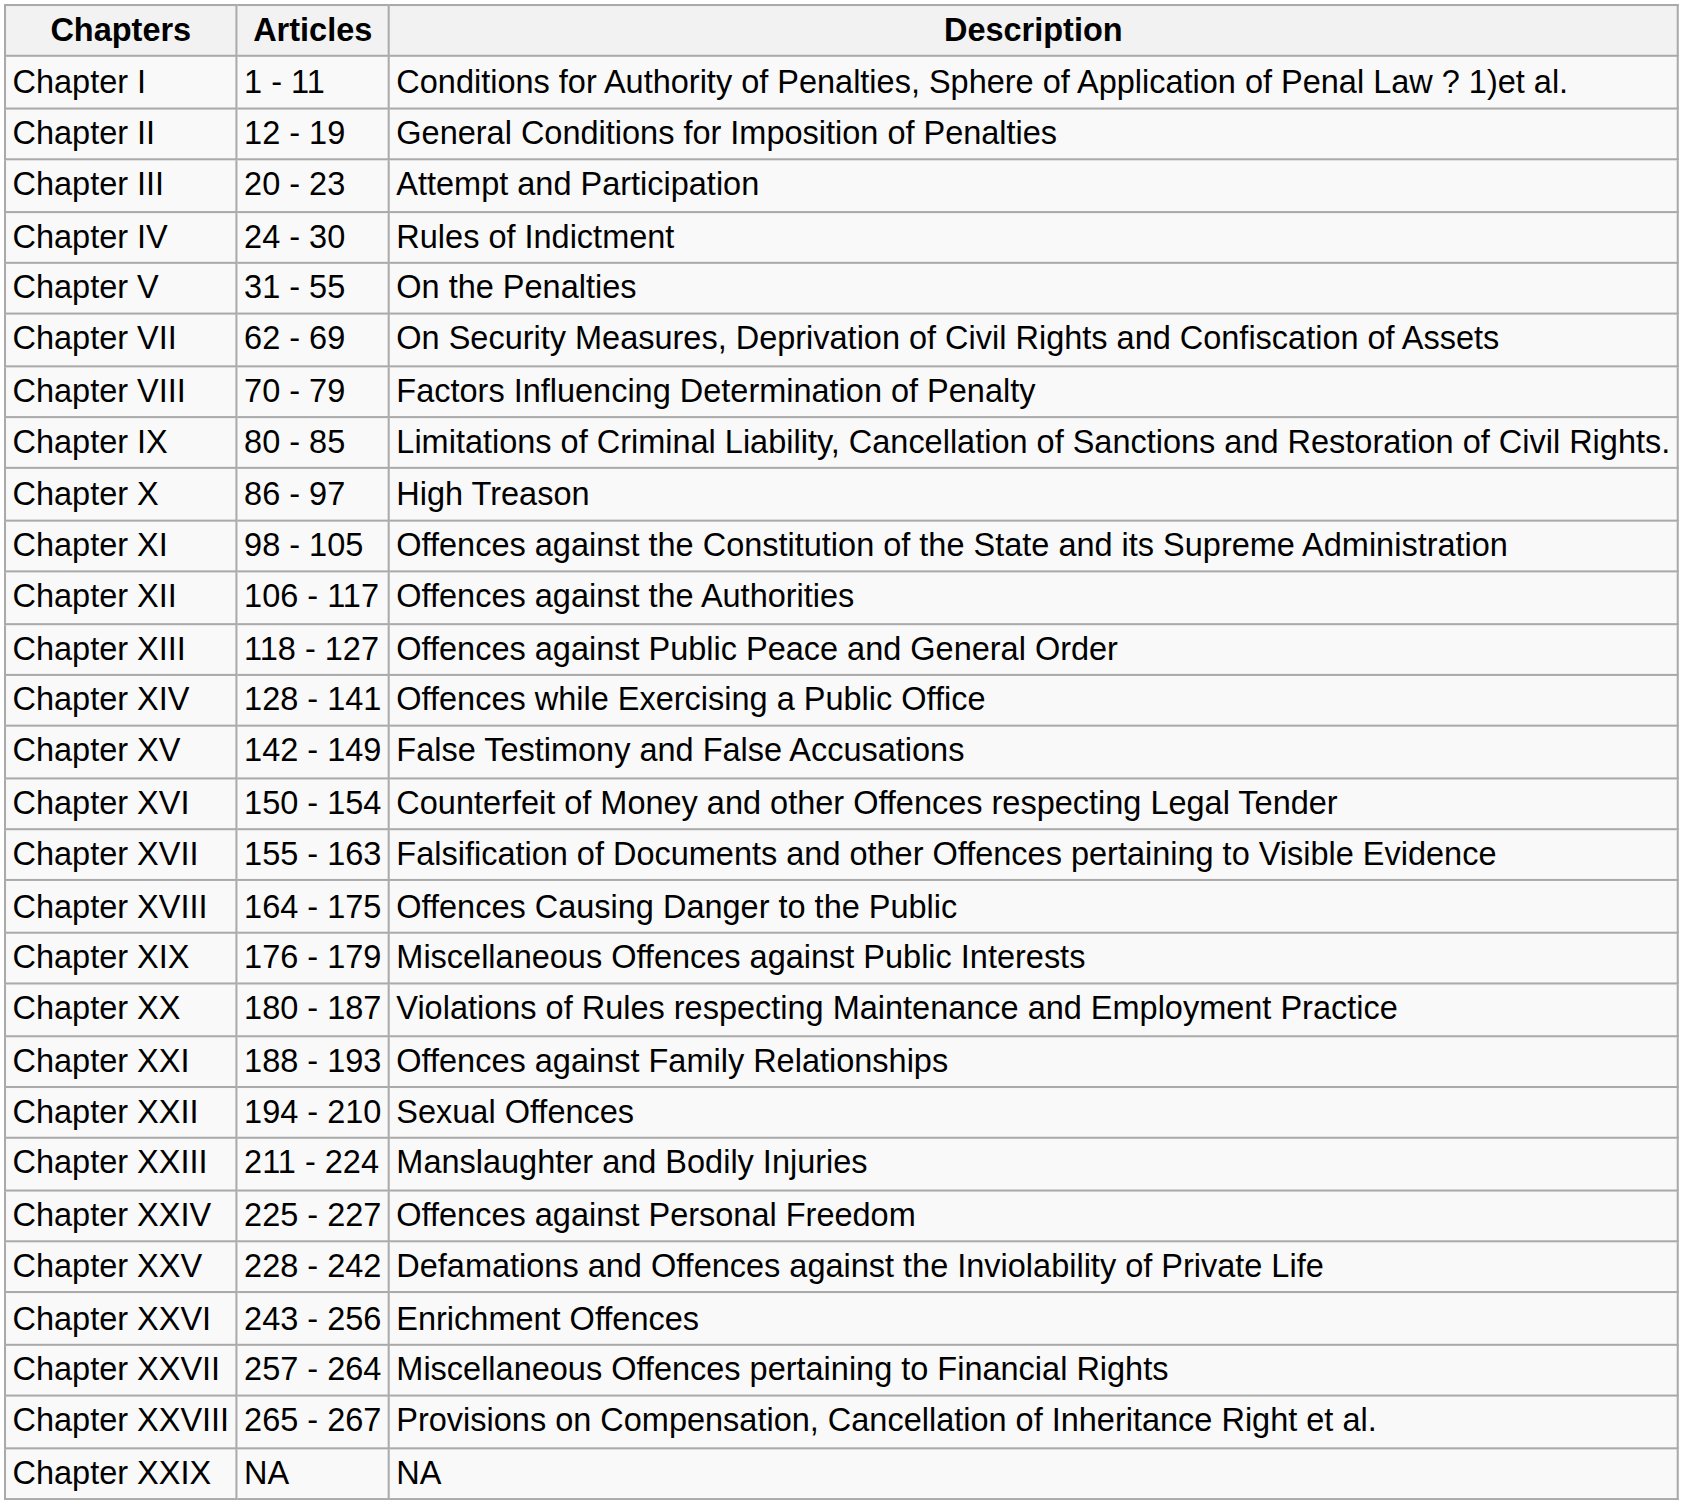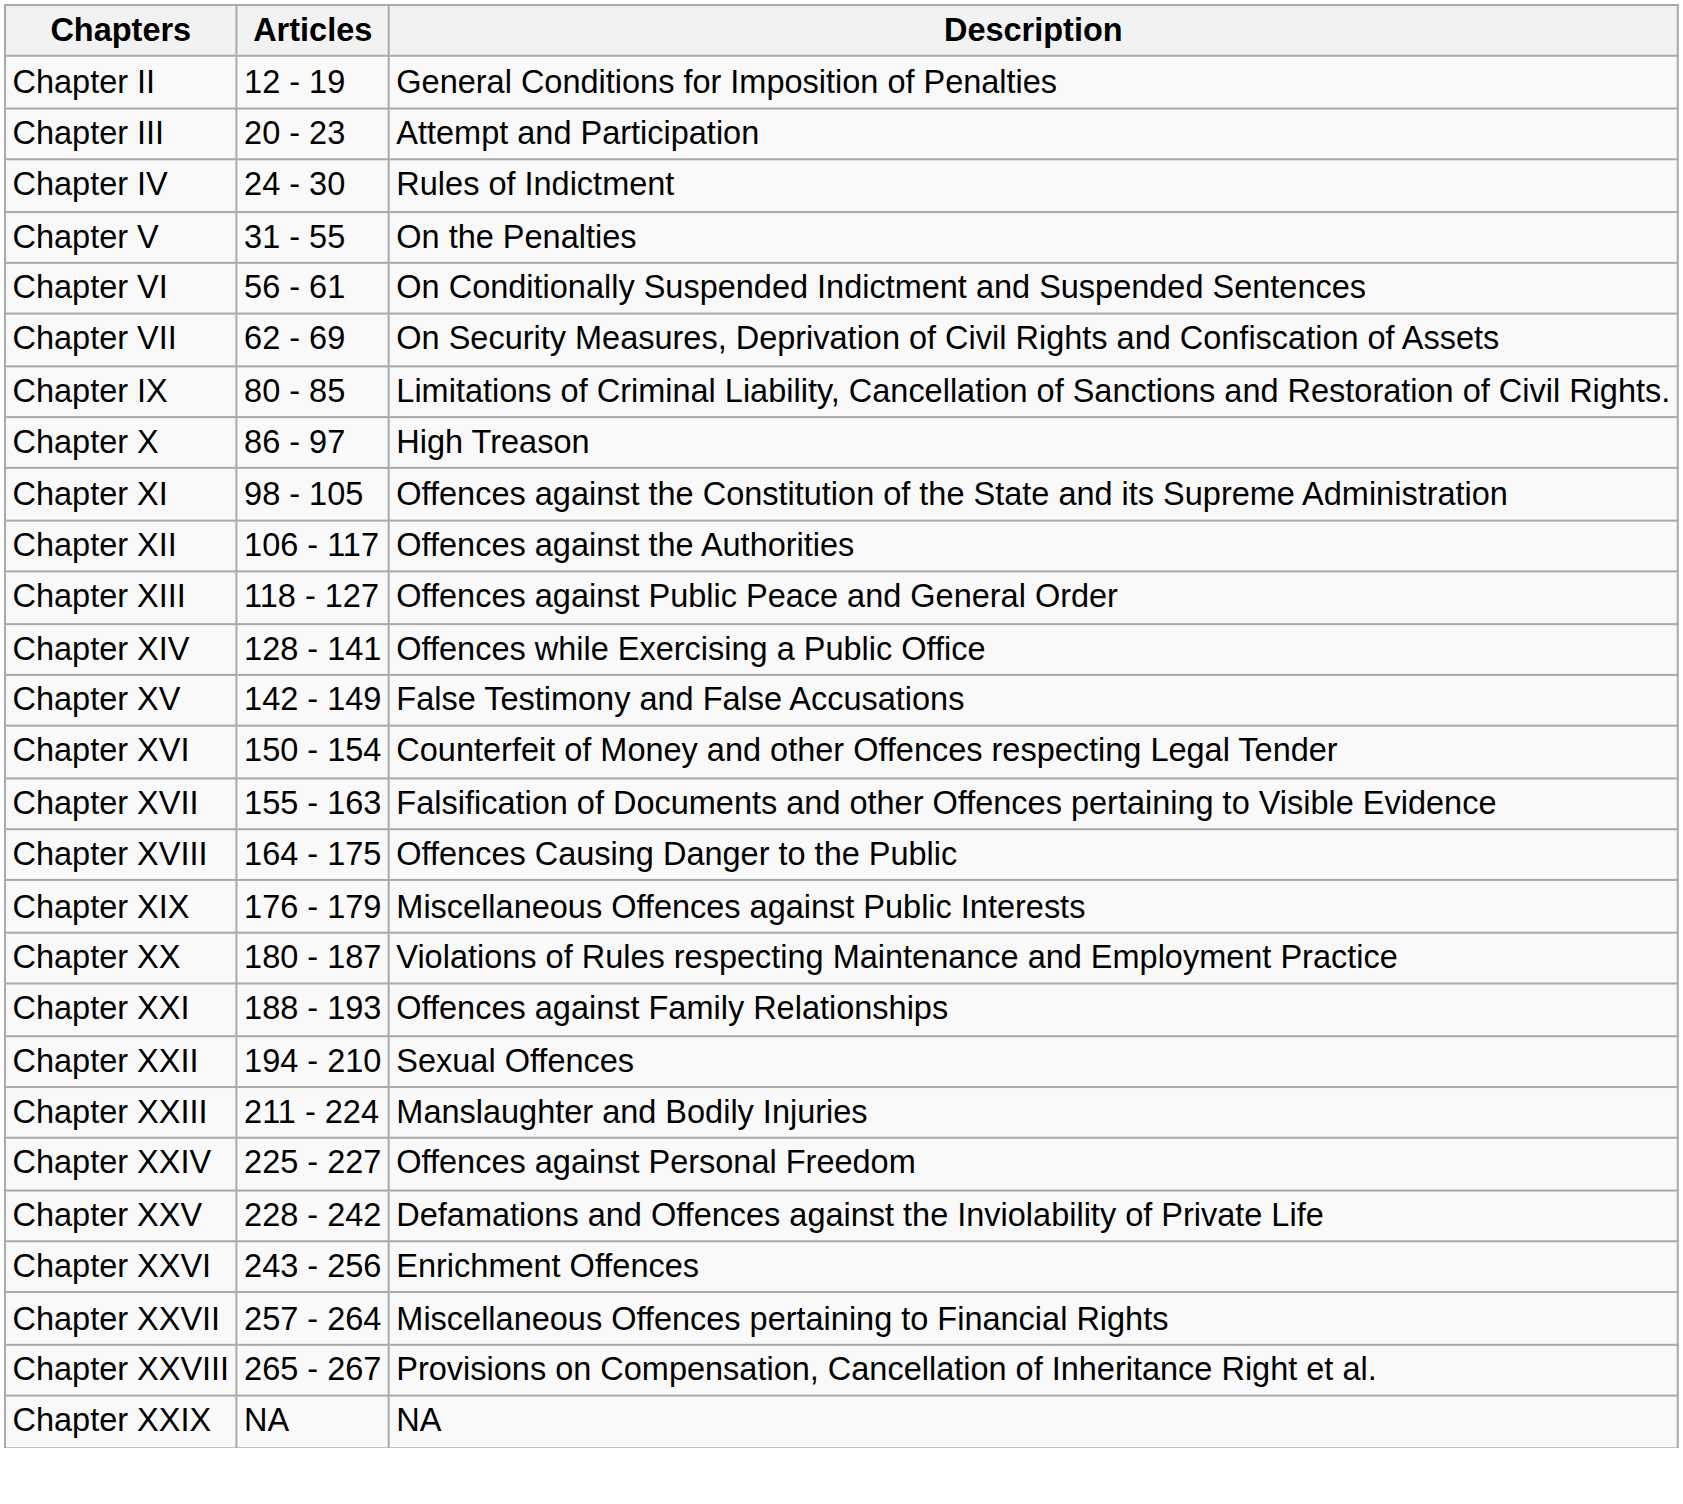- row: (79, 81)
+ row: (90, 287)
- row: (99, 390)
